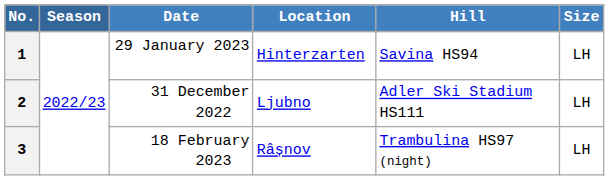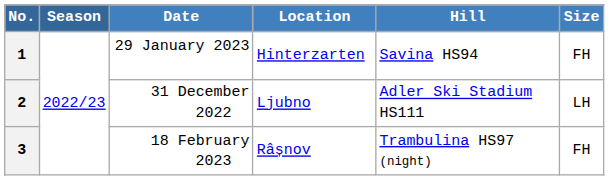(582, 55) LH -> (582, 55) FH
(582, 150) LH -> (582, 150) FH
